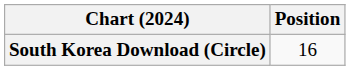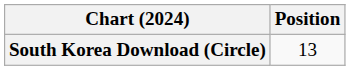(307, 49) 16 -> (307, 49) 13
